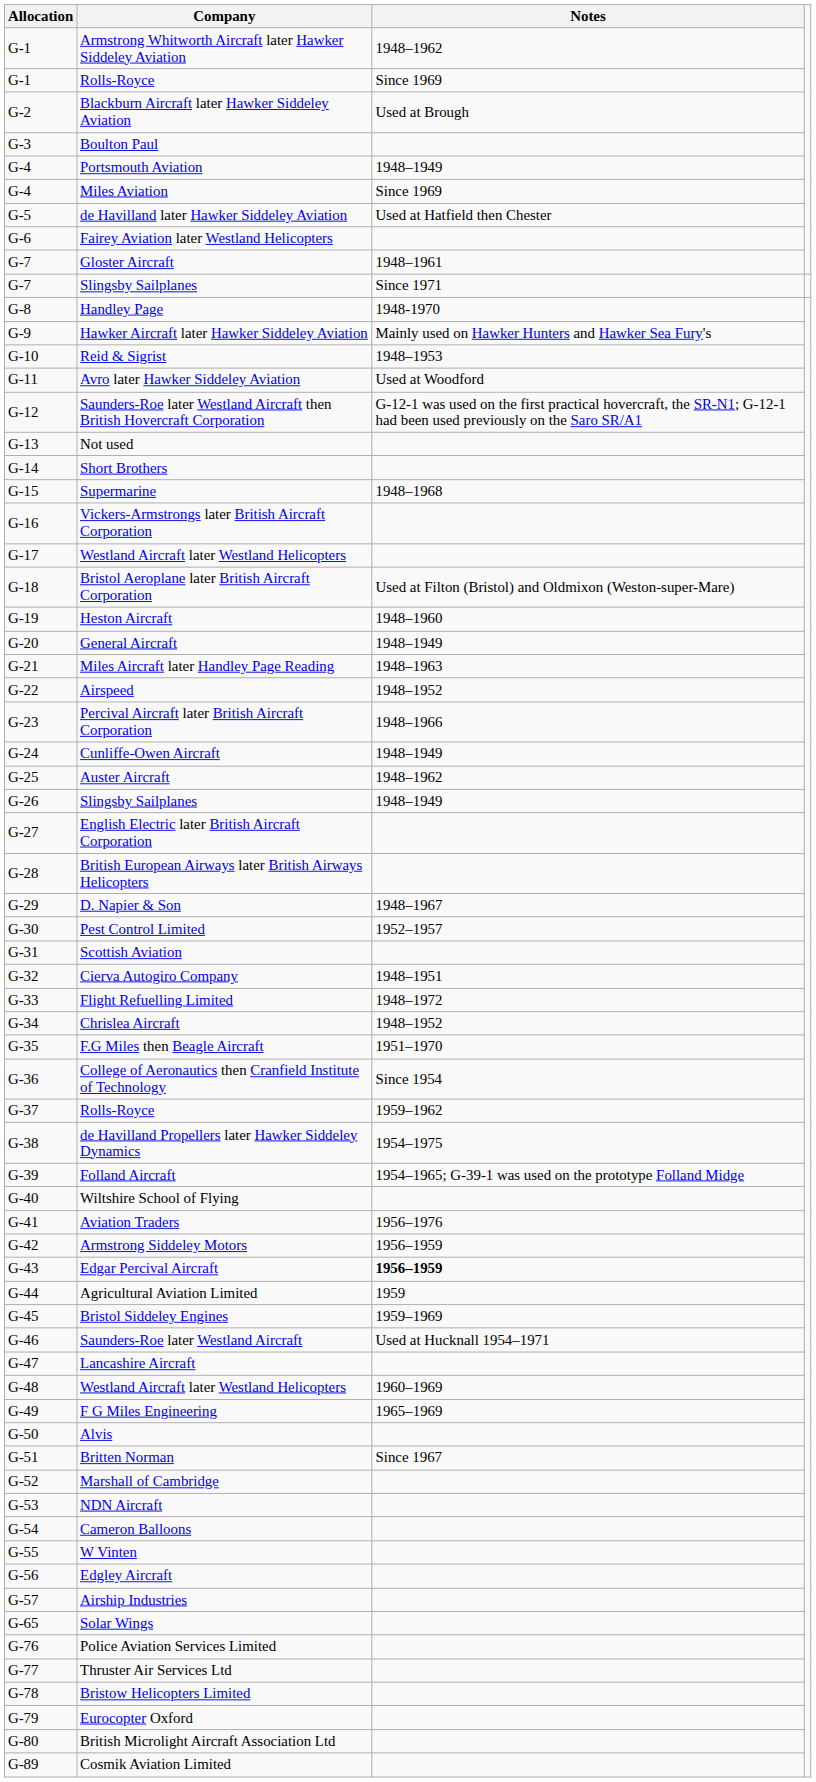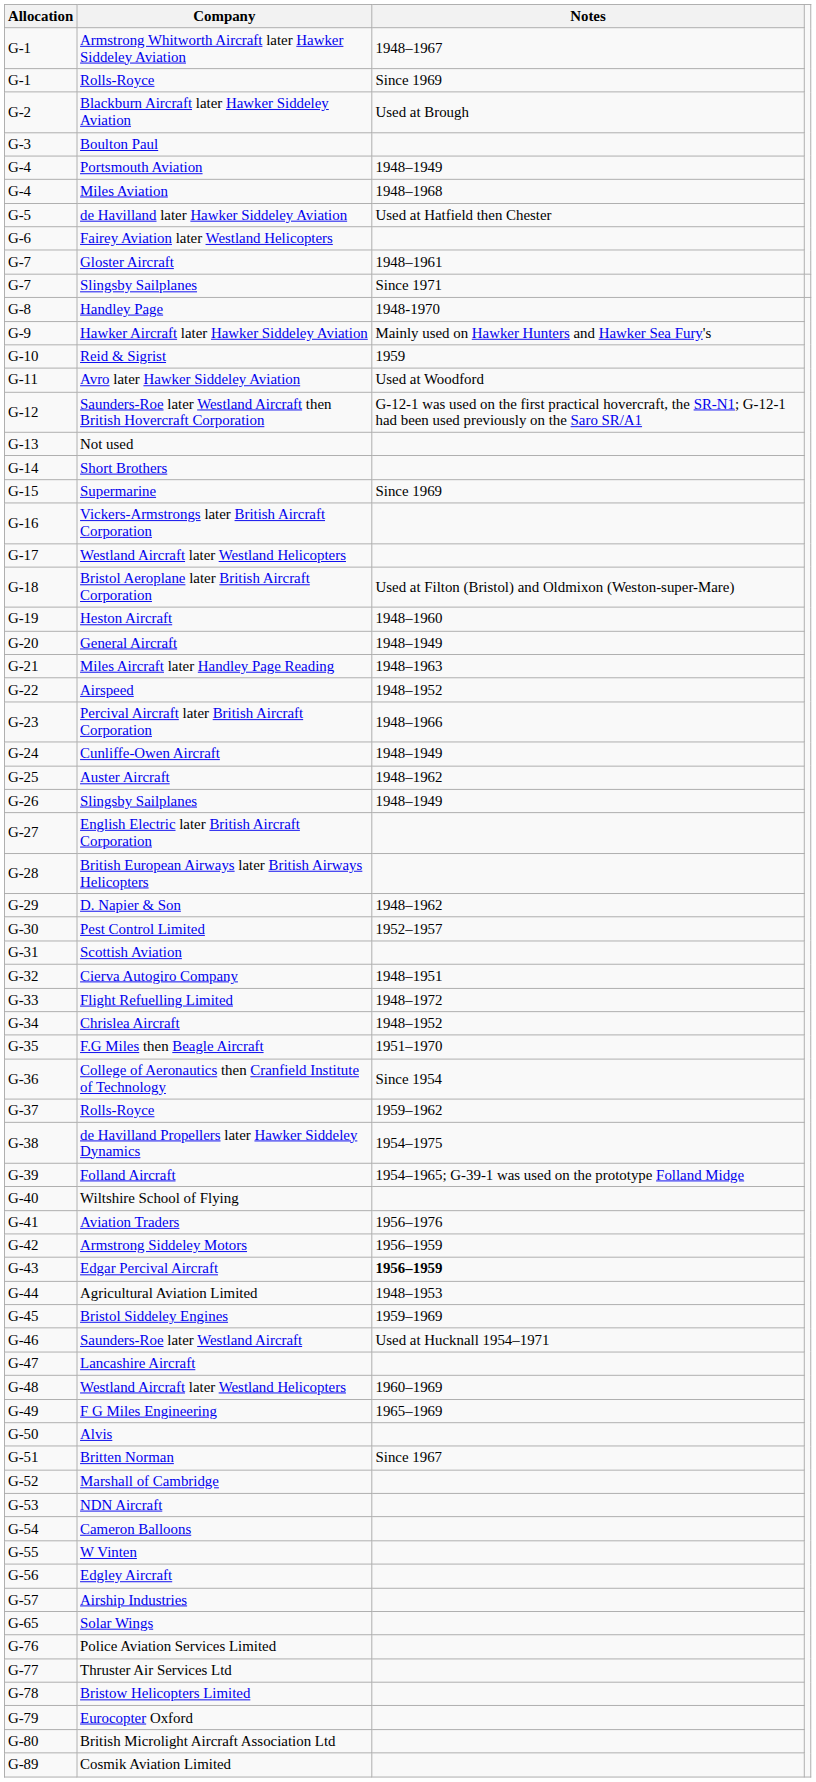(409, 48) 1948–1962 -> (409, 48) 1948–1967
(409, 191) Since 1969 -> (409, 191) 1948–1968
(409, 356) 1948–1953 -> (390, 356) 1959
(409, 491) 1948–1968 -> (409, 491) Since 1969
(409, 905) 1948–1967 -> (409, 905) 1948–1962
(390, 1292) 1959 -> (409, 1292) 1948–1953
